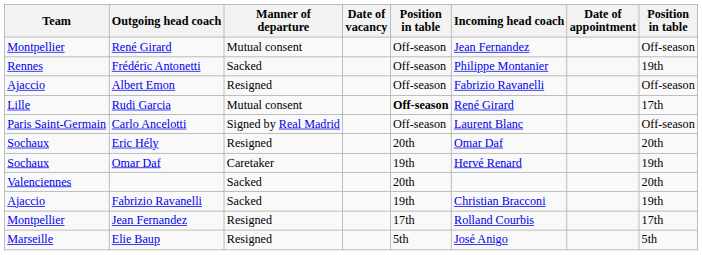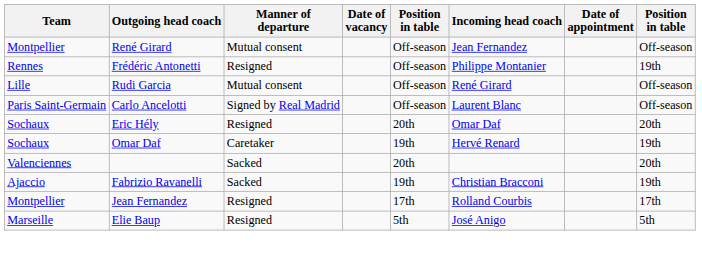(244, 66) Sacked -> (249, 66) Resigned
- row: (143, 85)
(421, 104) bold -> (420, 85) normal
(652, 104) 17th -> (666, 85) Off-season
